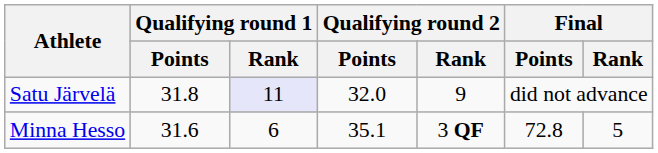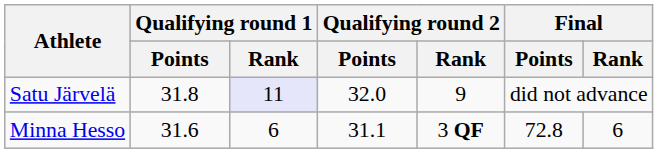(367, 130) 35.1 -> (367, 130) 31.1
(618, 130) 5 -> (618, 130) 6
